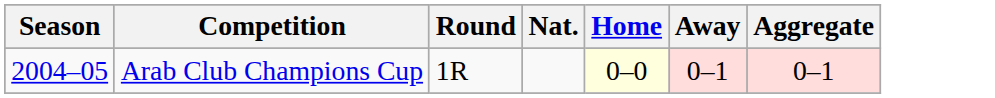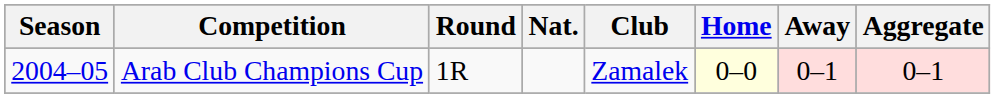+ column: (640, 26)
